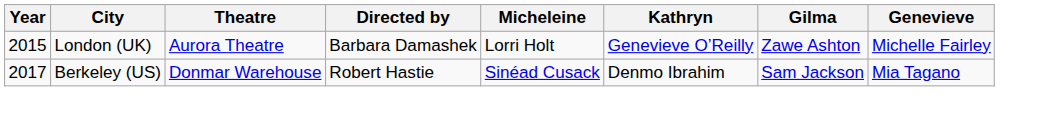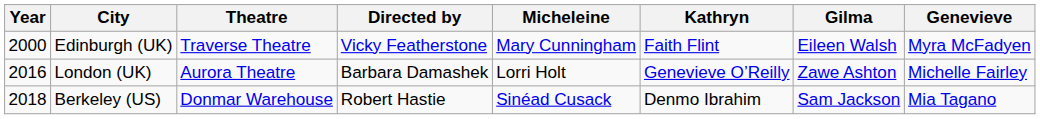+ row: (113, 45)
(28, 45) 2015 -> (28, 72) 2016
(28, 72) 2017 -> (28, 99) 2018
